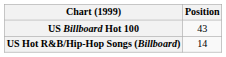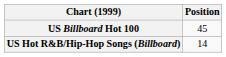(202, 28) 43 -> (202, 28) 45
